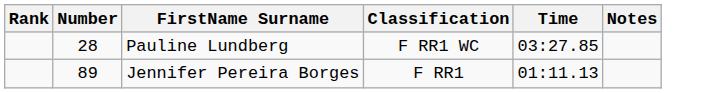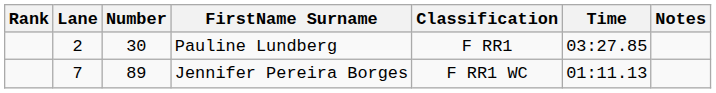+ column: (78, 18)
(88, 46) 28 -> (136, 46) 30
(438, 46) F RR1 WC -> (487, 46) F RR1
(438, 74) F RR1 -> (487, 74) F RR1 WC
